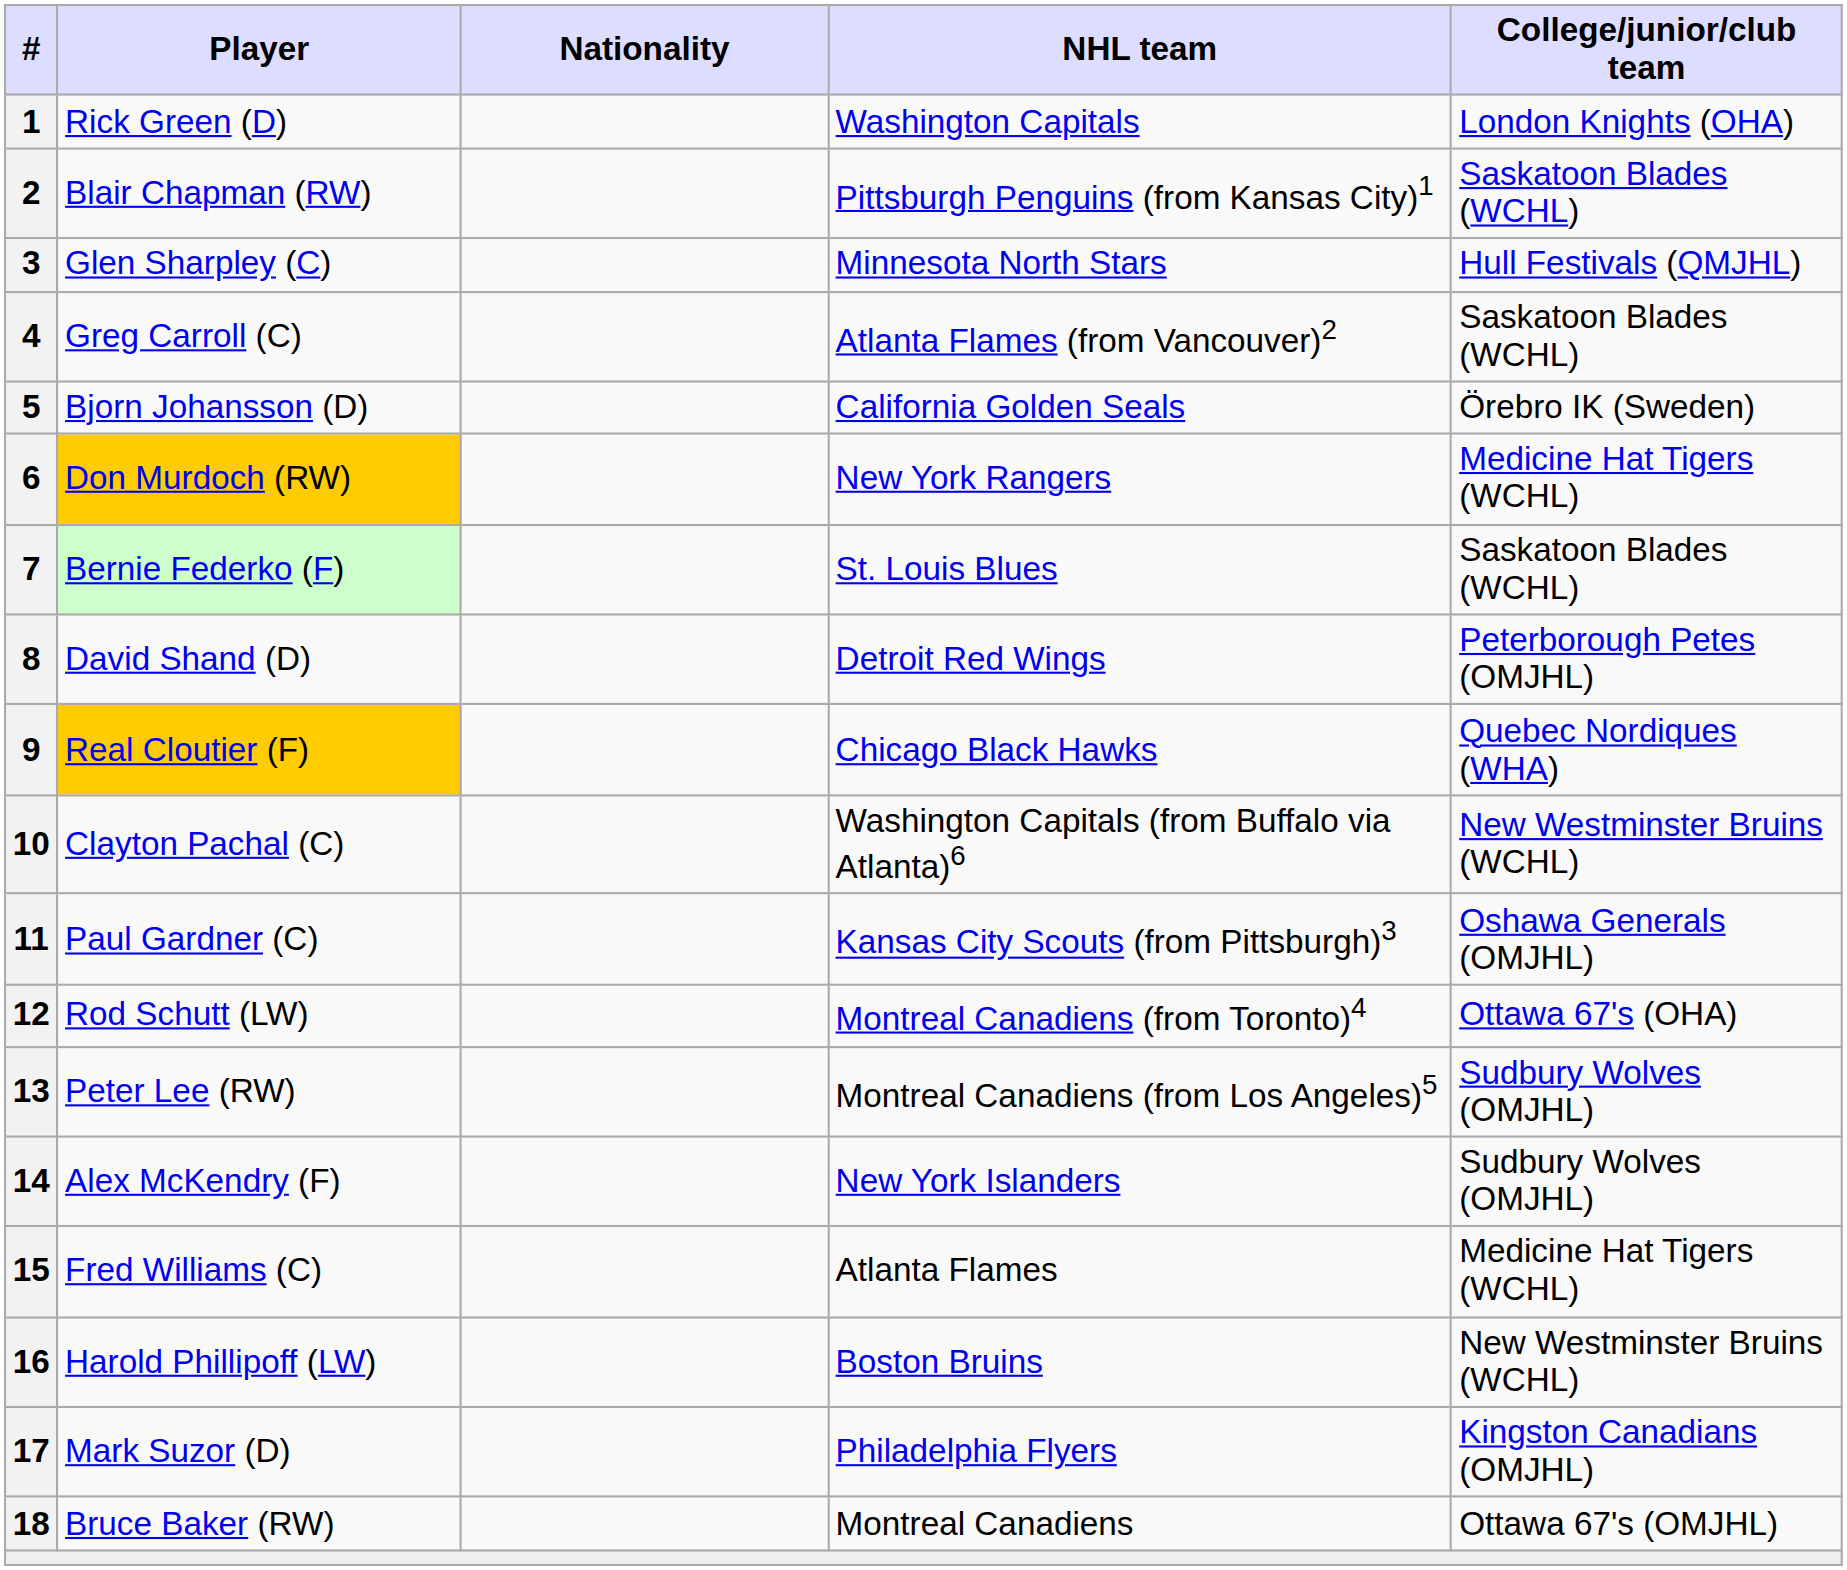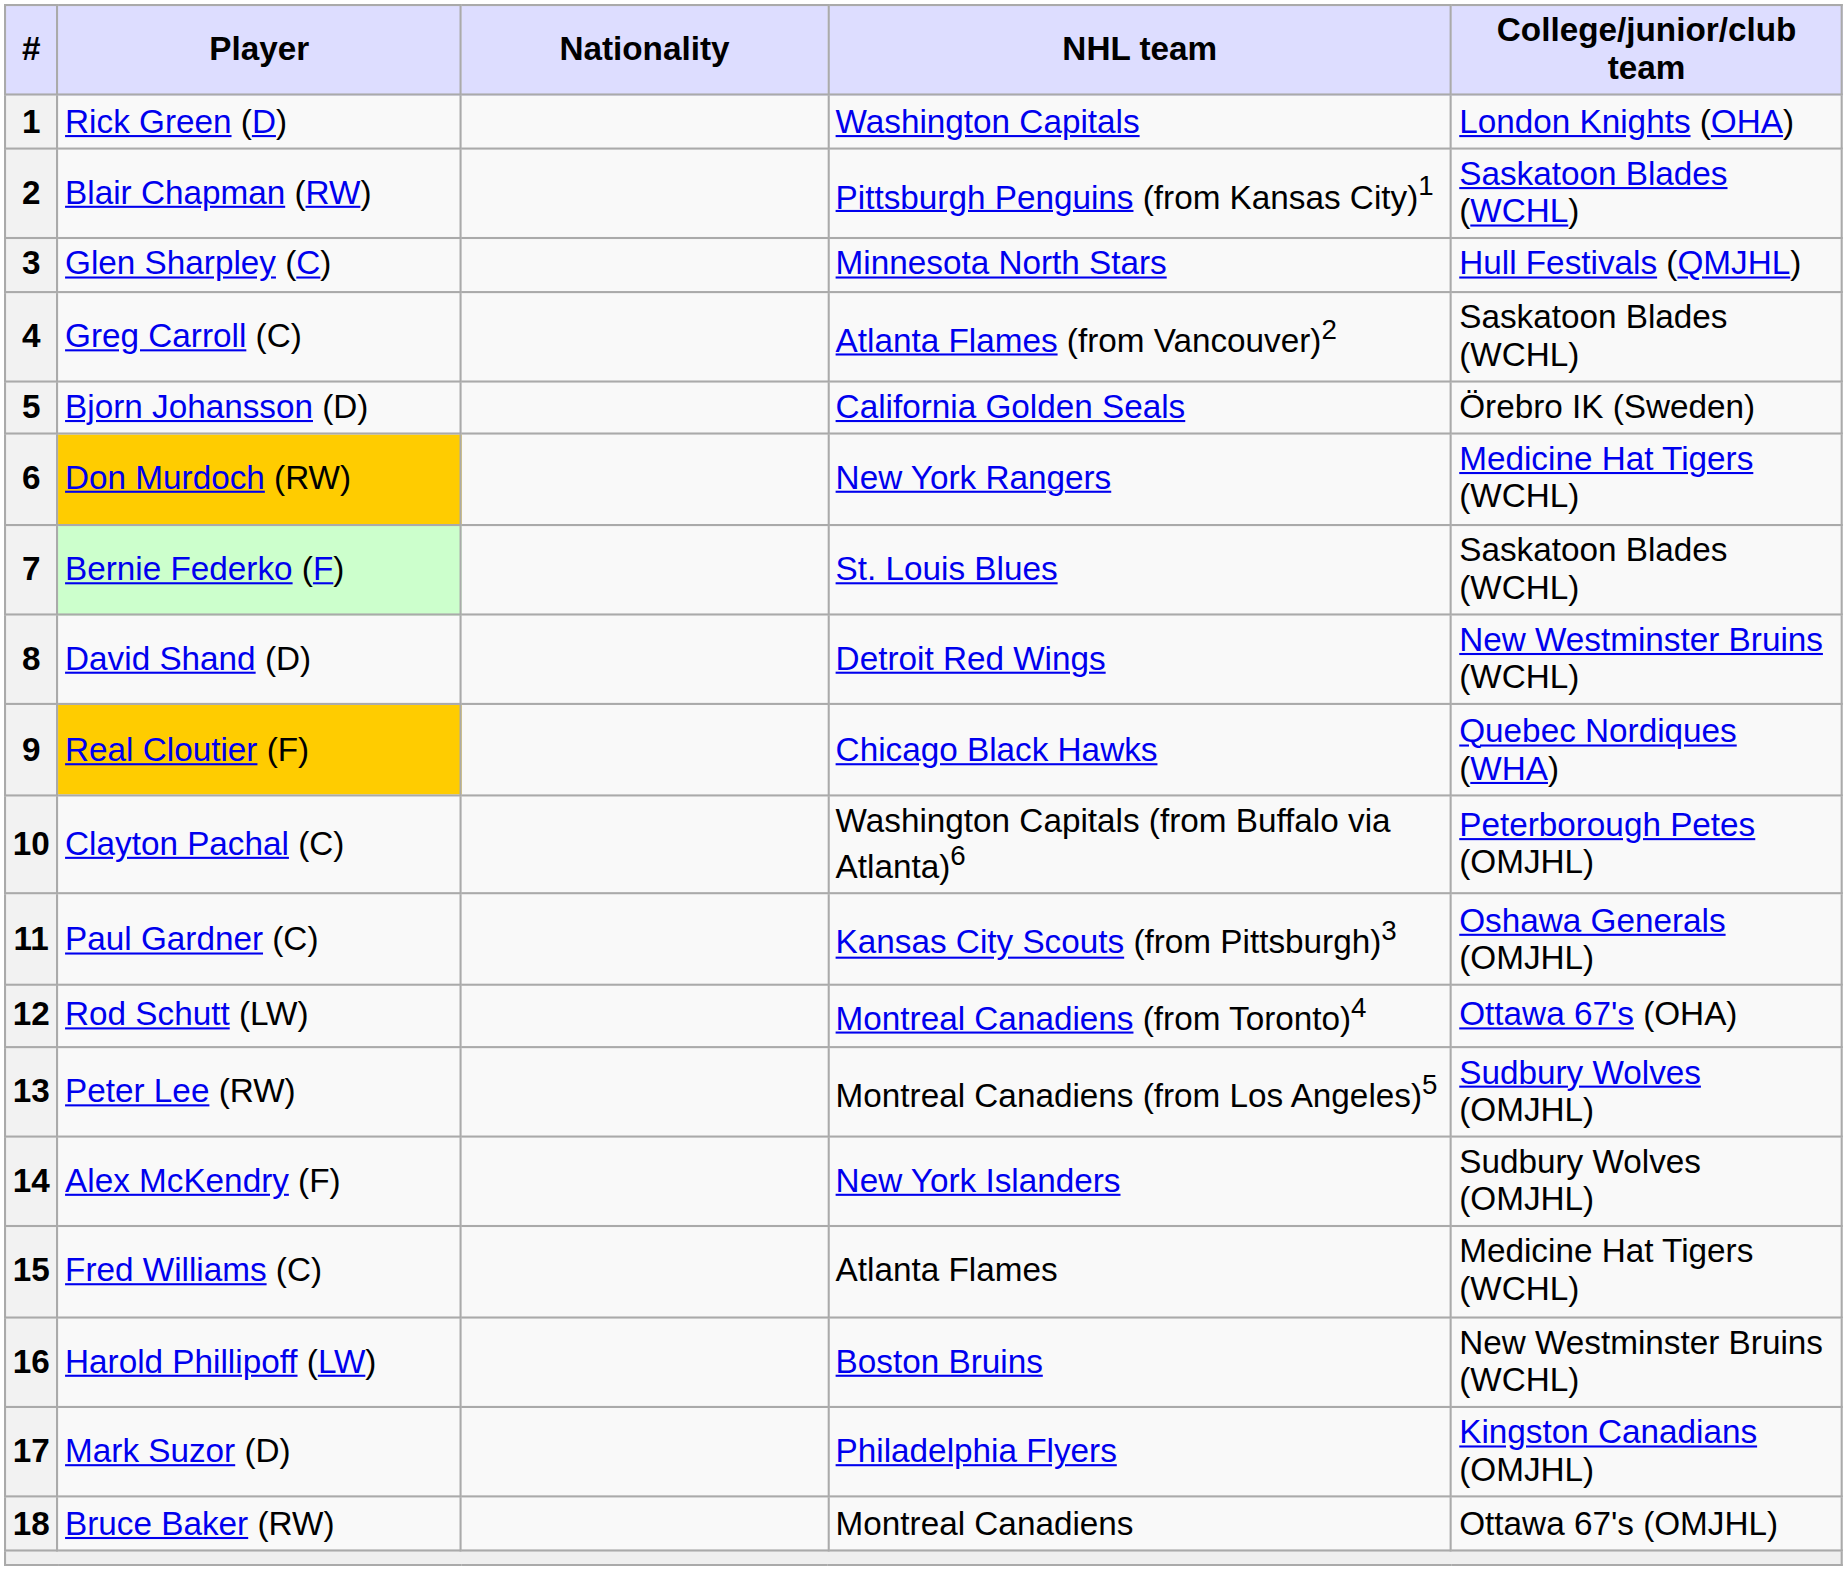(1607, 659) Peterborough Petes (OMJHL) -> (1641, 659) New Westminster Bruins (WCHL)
(1641, 843) New Westminster Bruins (WCHL) -> (1607, 843) Peterborough Petes (OMJHL)
